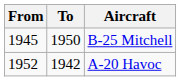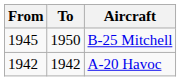(23, 64) 1952 -> (23, 64) 1942
